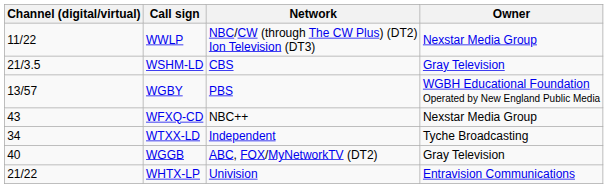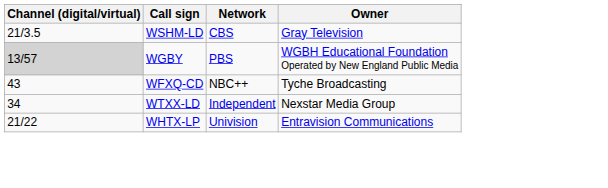- row: (165, 39)
(22, 91) no background -> (22, 58) lightgrey background
(480, 117) Nexstar Media Group -> (334, 84) Tyche Broadcasting
(476, 136) Tyche Broadcasting -> (338, 103) Nexstar Media Group
- row: (165, 155)
